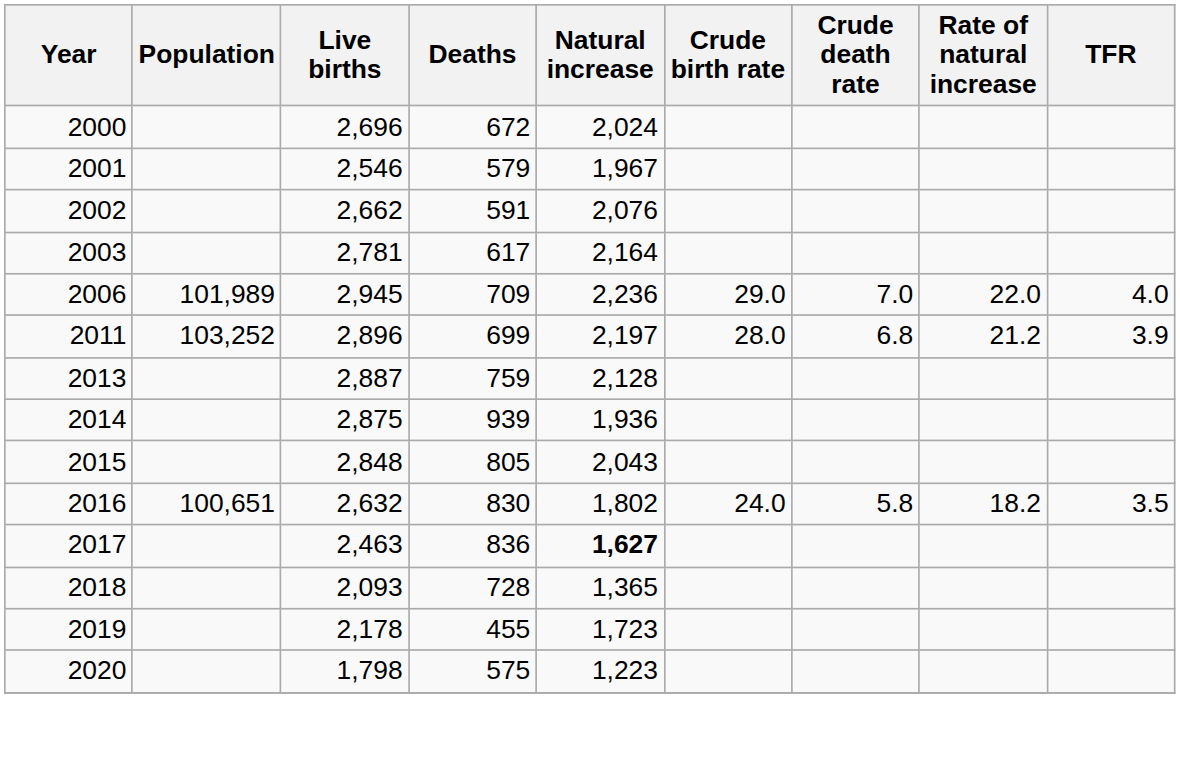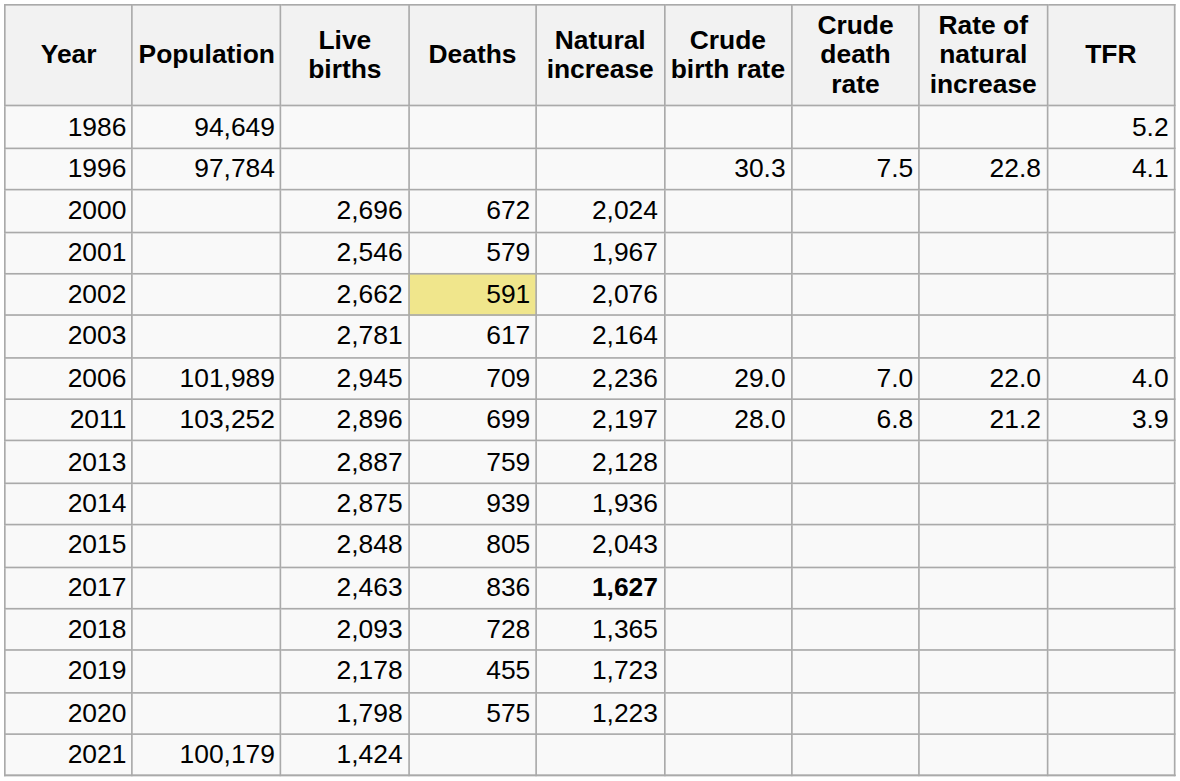+ row: (97, 126)
+ row: (97, 168)
(508, 210) no background -> (508, 294) khaki background
- row: (97, 503)
+ row: (97, 754)
